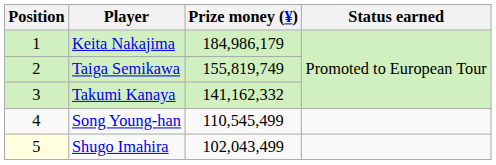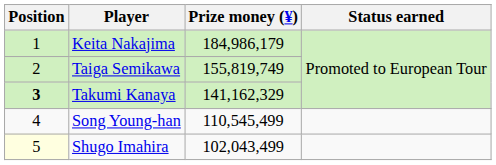(36, 95) normal -> (36, 95) bold
(243, 95) 141,162,332 -> (243, 95) 141,162,329
